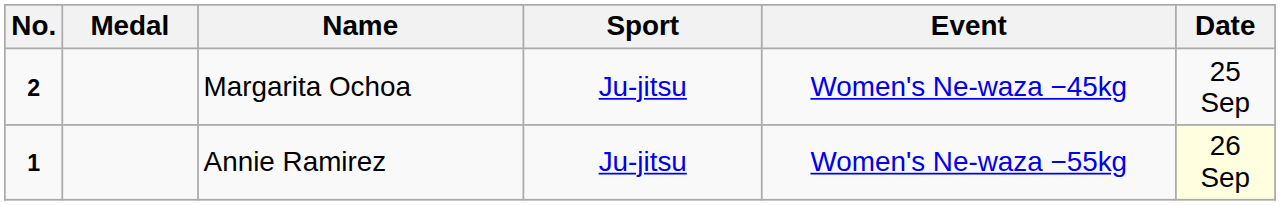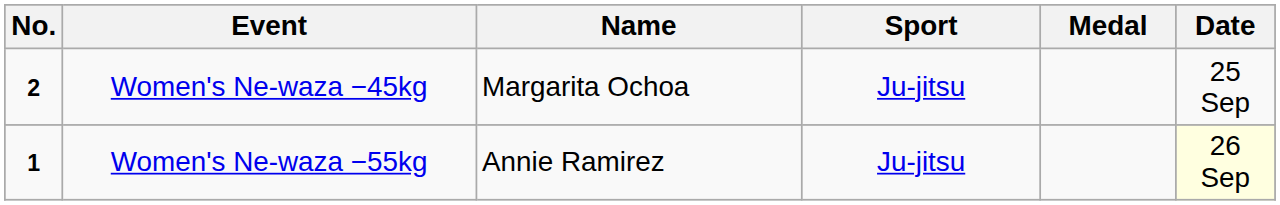columns swapped: (130, 26) <-> (969, 26)
